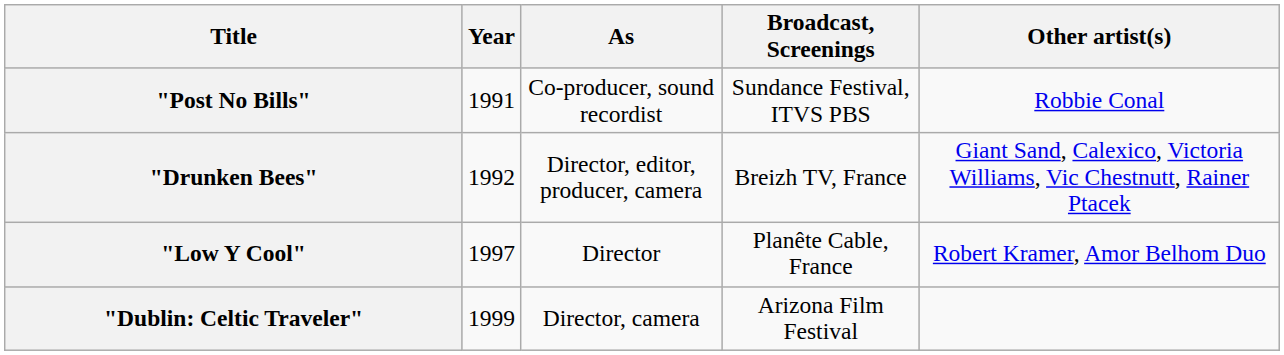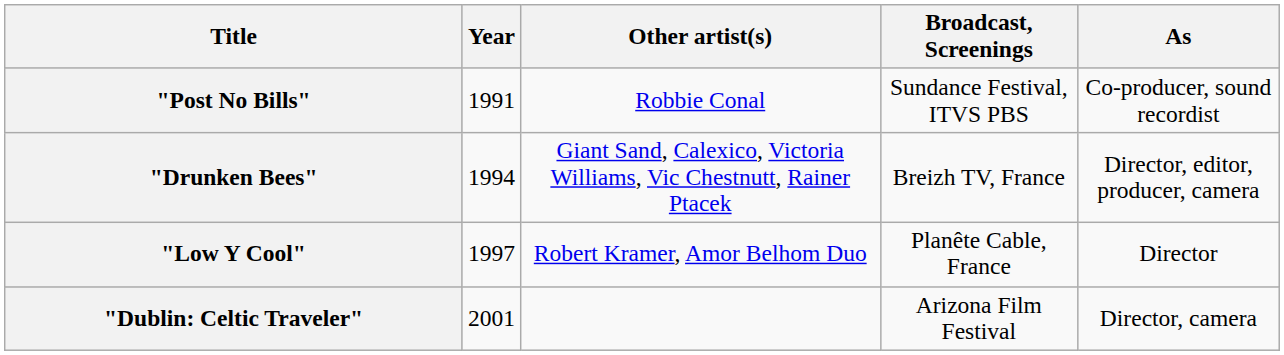columns swapped: (1099, 36) <-> (621, 36)
(491, 177) 1992 -> (491, 177) 1994
(491, 317) 1999 -> (491, 317) 2001
